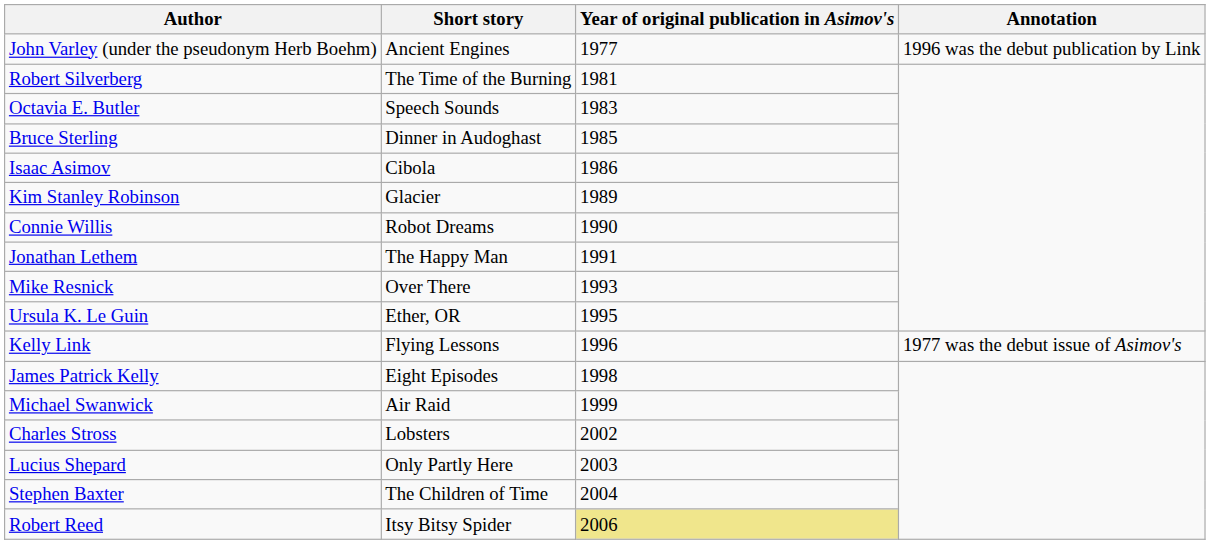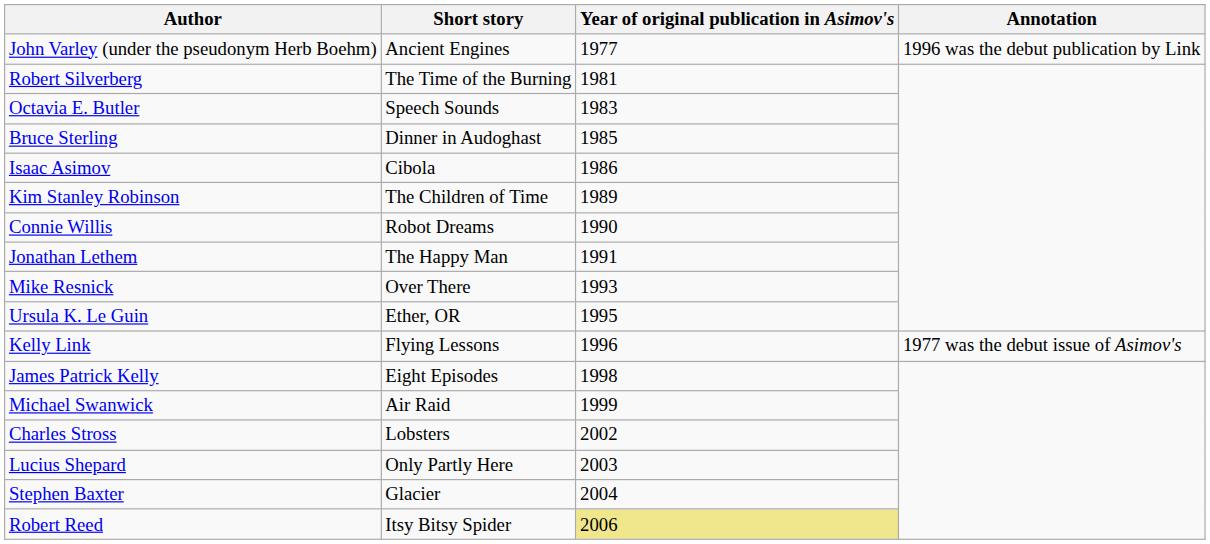(413, 197) Glacier -> (467, 197) The Children of Time
(467, 494) The Children of Time -> (413, 494) Glacier
